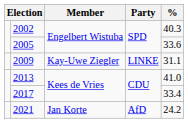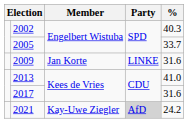(172, 45) 33.6 -> (172, 45) 33.7
(83, 61) Kay-Uwe Ziegler -> (67, 61) Jan Korte
(172, 61) 31.1 -> (172, 61) 31.6
(172, 93) 33.4 -> (172, 93) 31.6
(67, 110) Jan Korte -> (83, 110) Kay-Uwe Ziegler
(137, 110) no background -> (137, 110) lightgrey background
